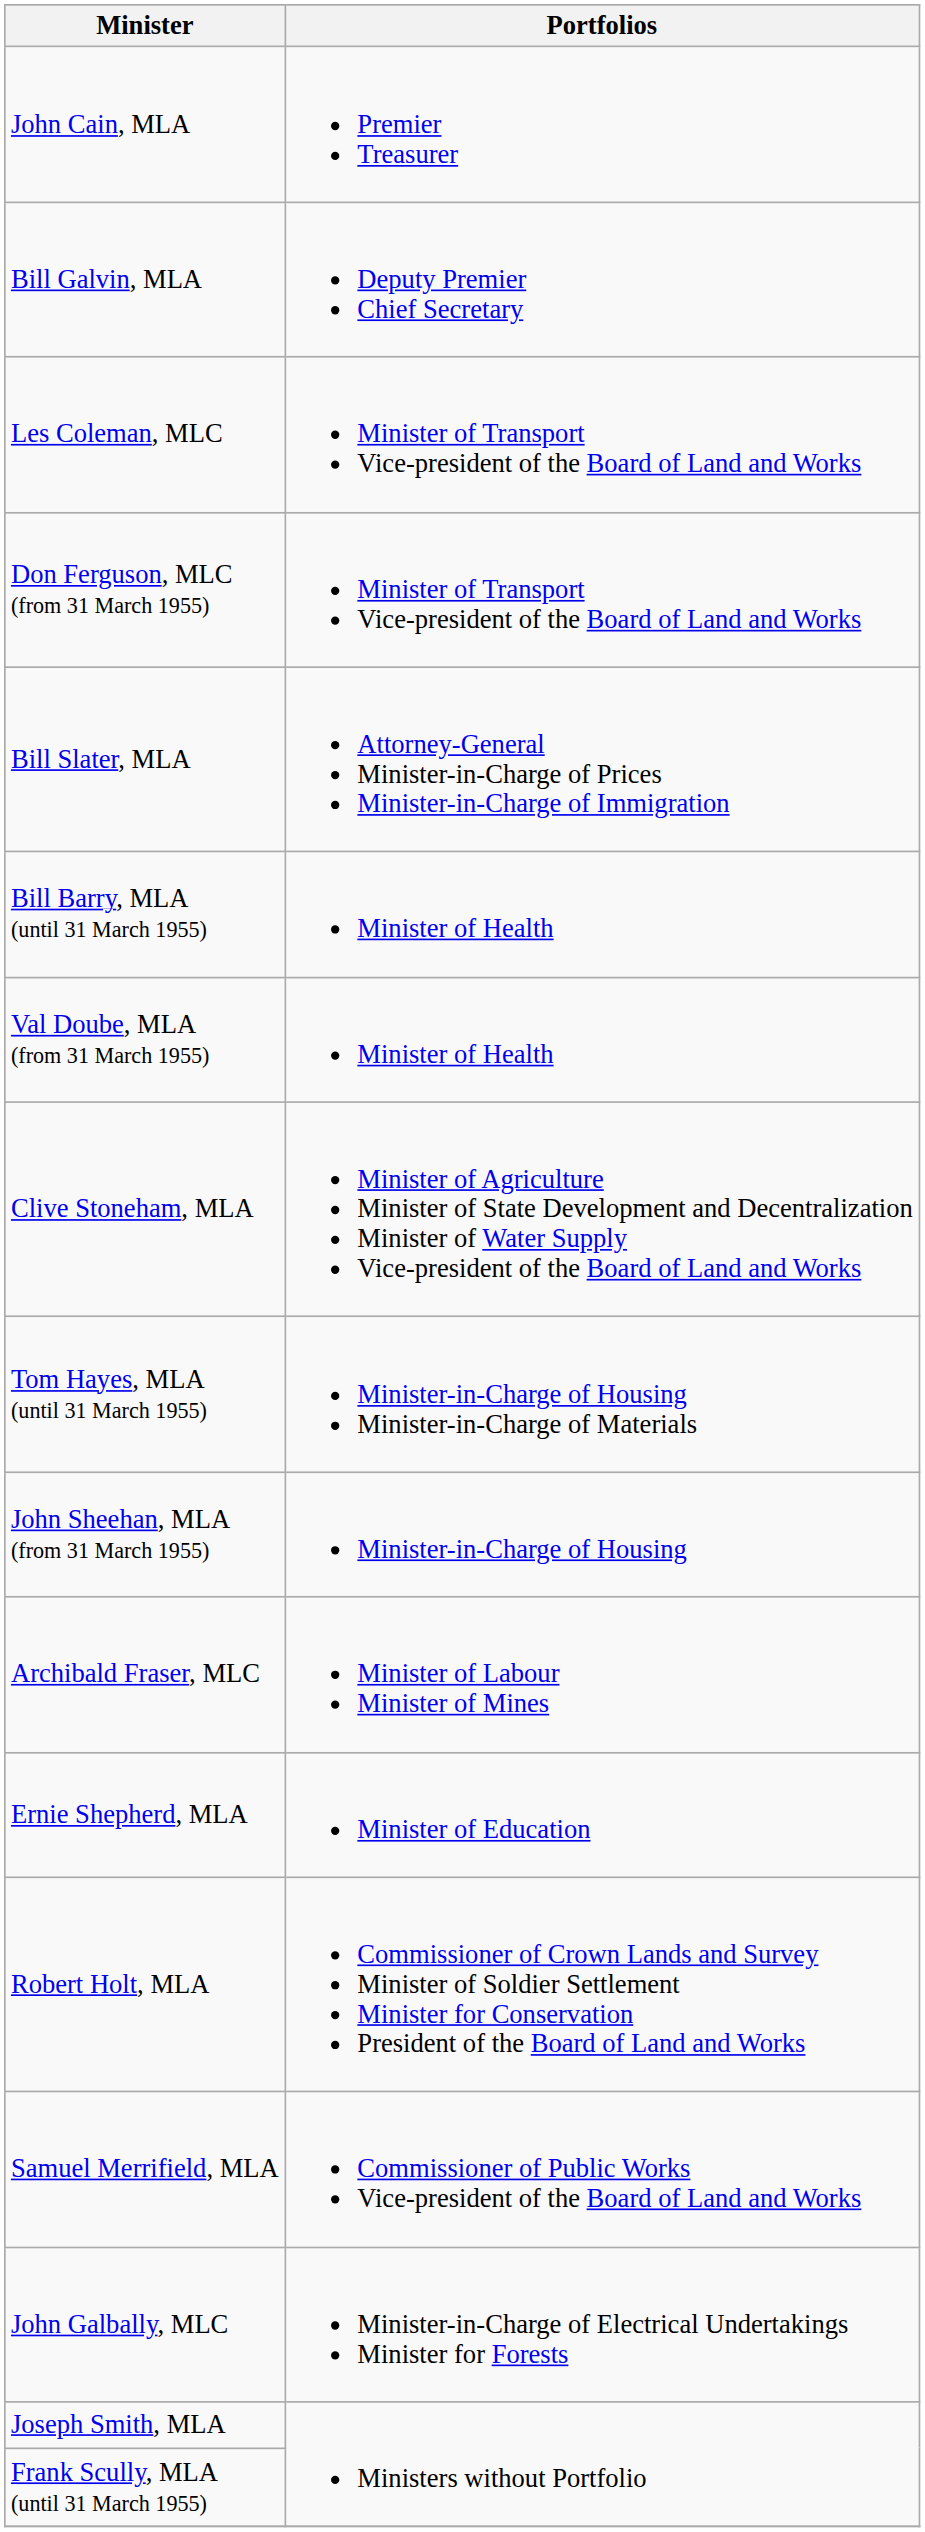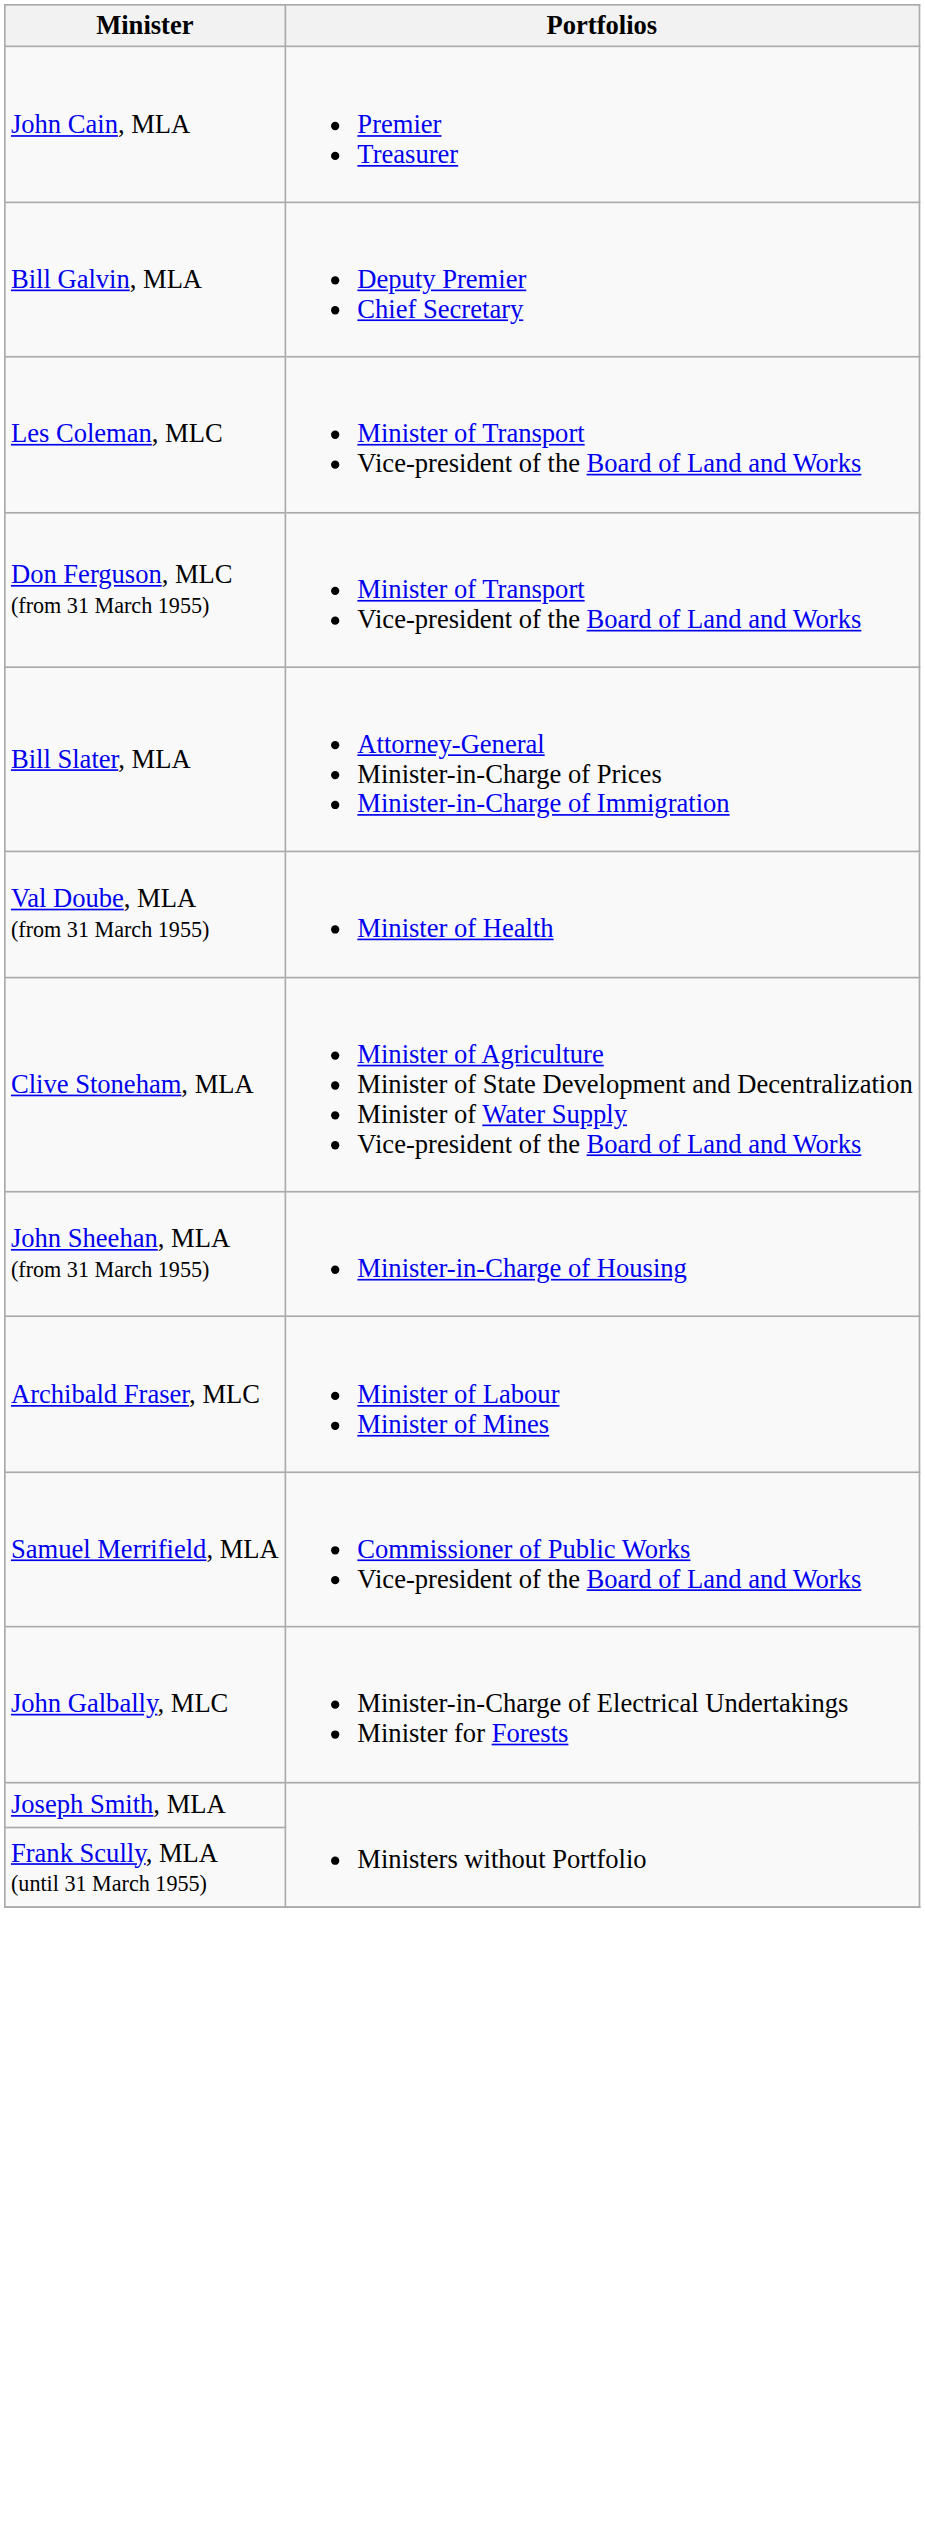- row: (109, 914)
- row: (109, 1394)
- row: (129, 1814)
- row: (110, 1984)
